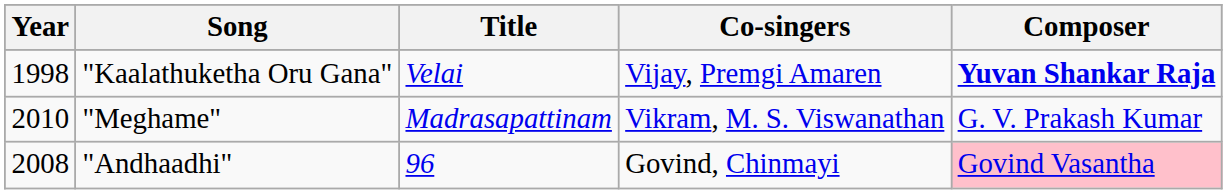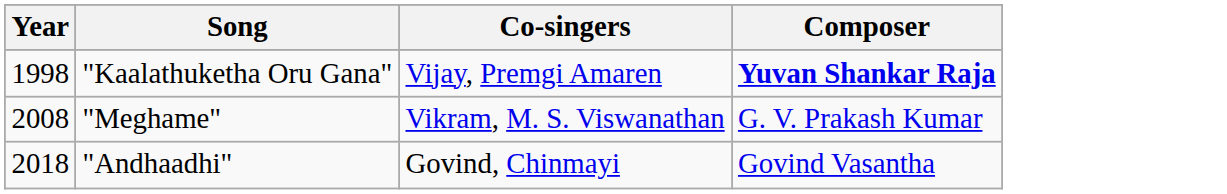- column: (509, 27)
(40, 118) 2010 -> (40, 118) 2008
(40, 164) 2008 -> (40, 164) 2018
(1056, 164) pink background -> (836, 164) no background
